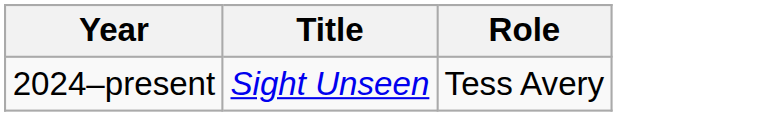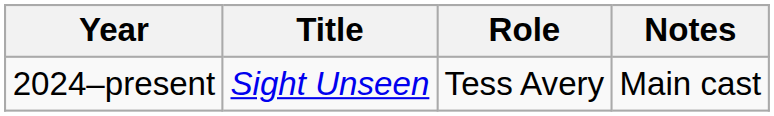+ column: (690, 30)
